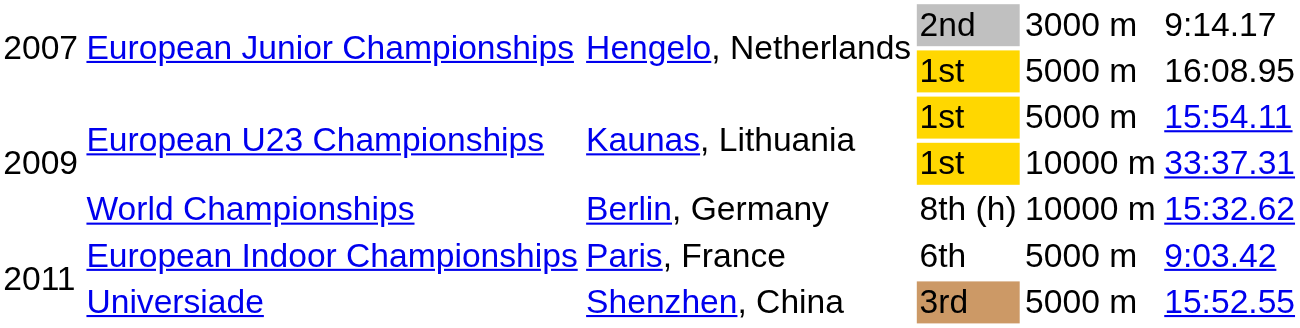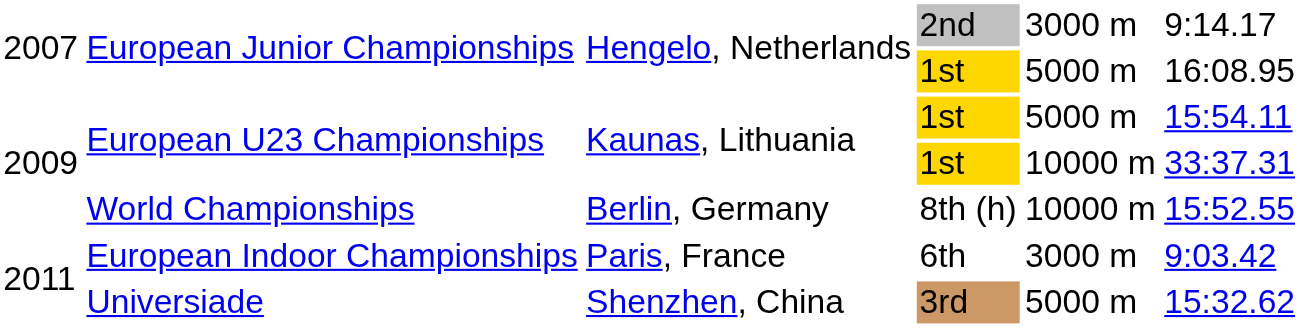(1230, 209) 15:32.62 -> (1230, 209) 15:52.55
(1081, 255) 5000 m -> (1081, 255) 3000 m
(1230, 301) 15:52.55 -> (1230, 301) 15:32.62
